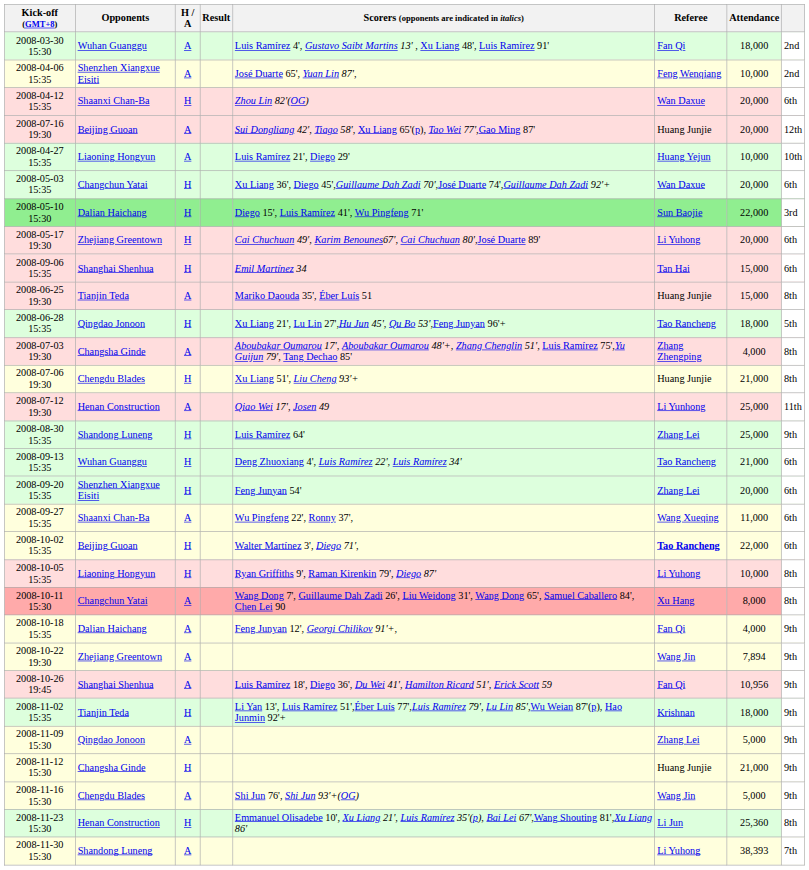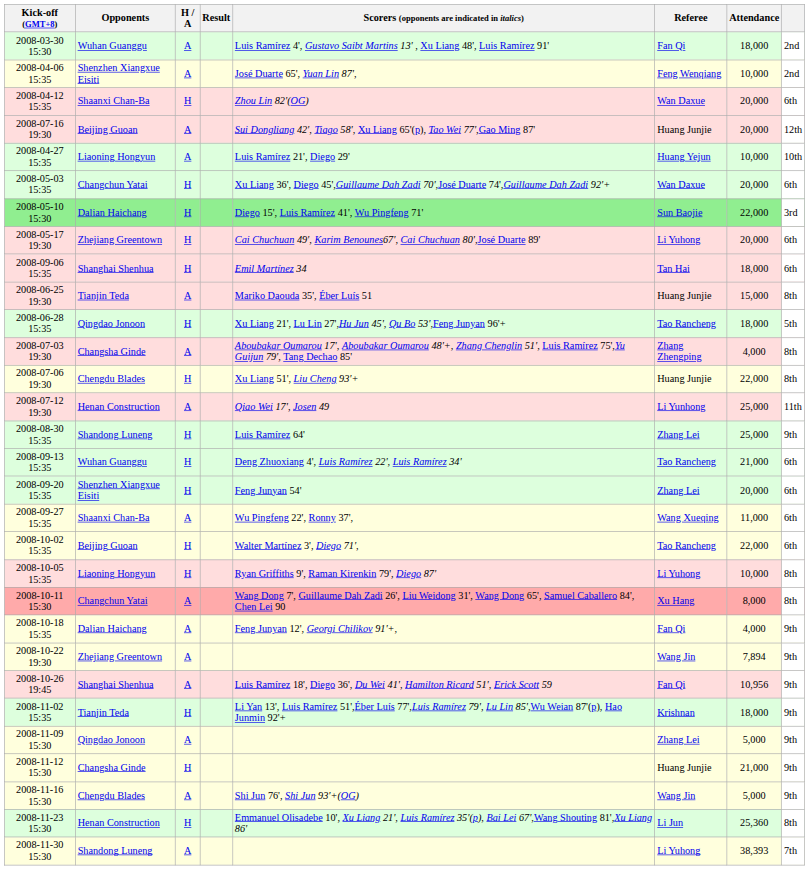(754, 268) 15,000 -> (754, 268) 18,000
(754, 379) 21,000 -> (754, 379) 22,000
(688, 545) bold -> (687, 545) normal
